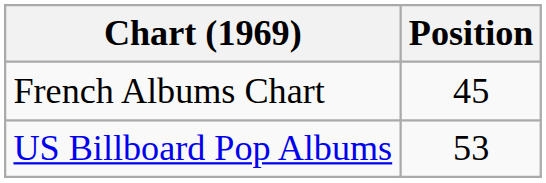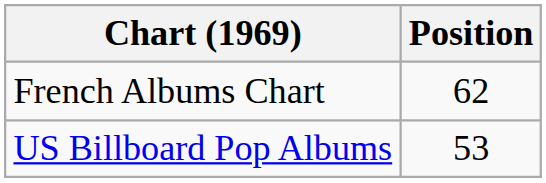(471, 90) 45 -> (471, 90) 62
